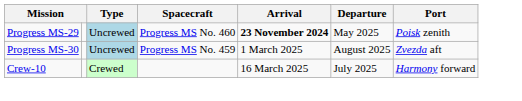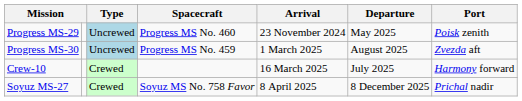(284, 32) bold -> (303, 32) normal
+ row: (38, 87)
